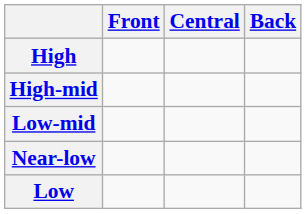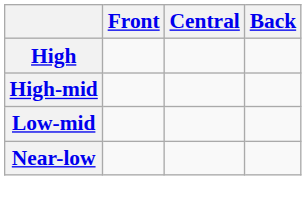- row: (54, 191)
